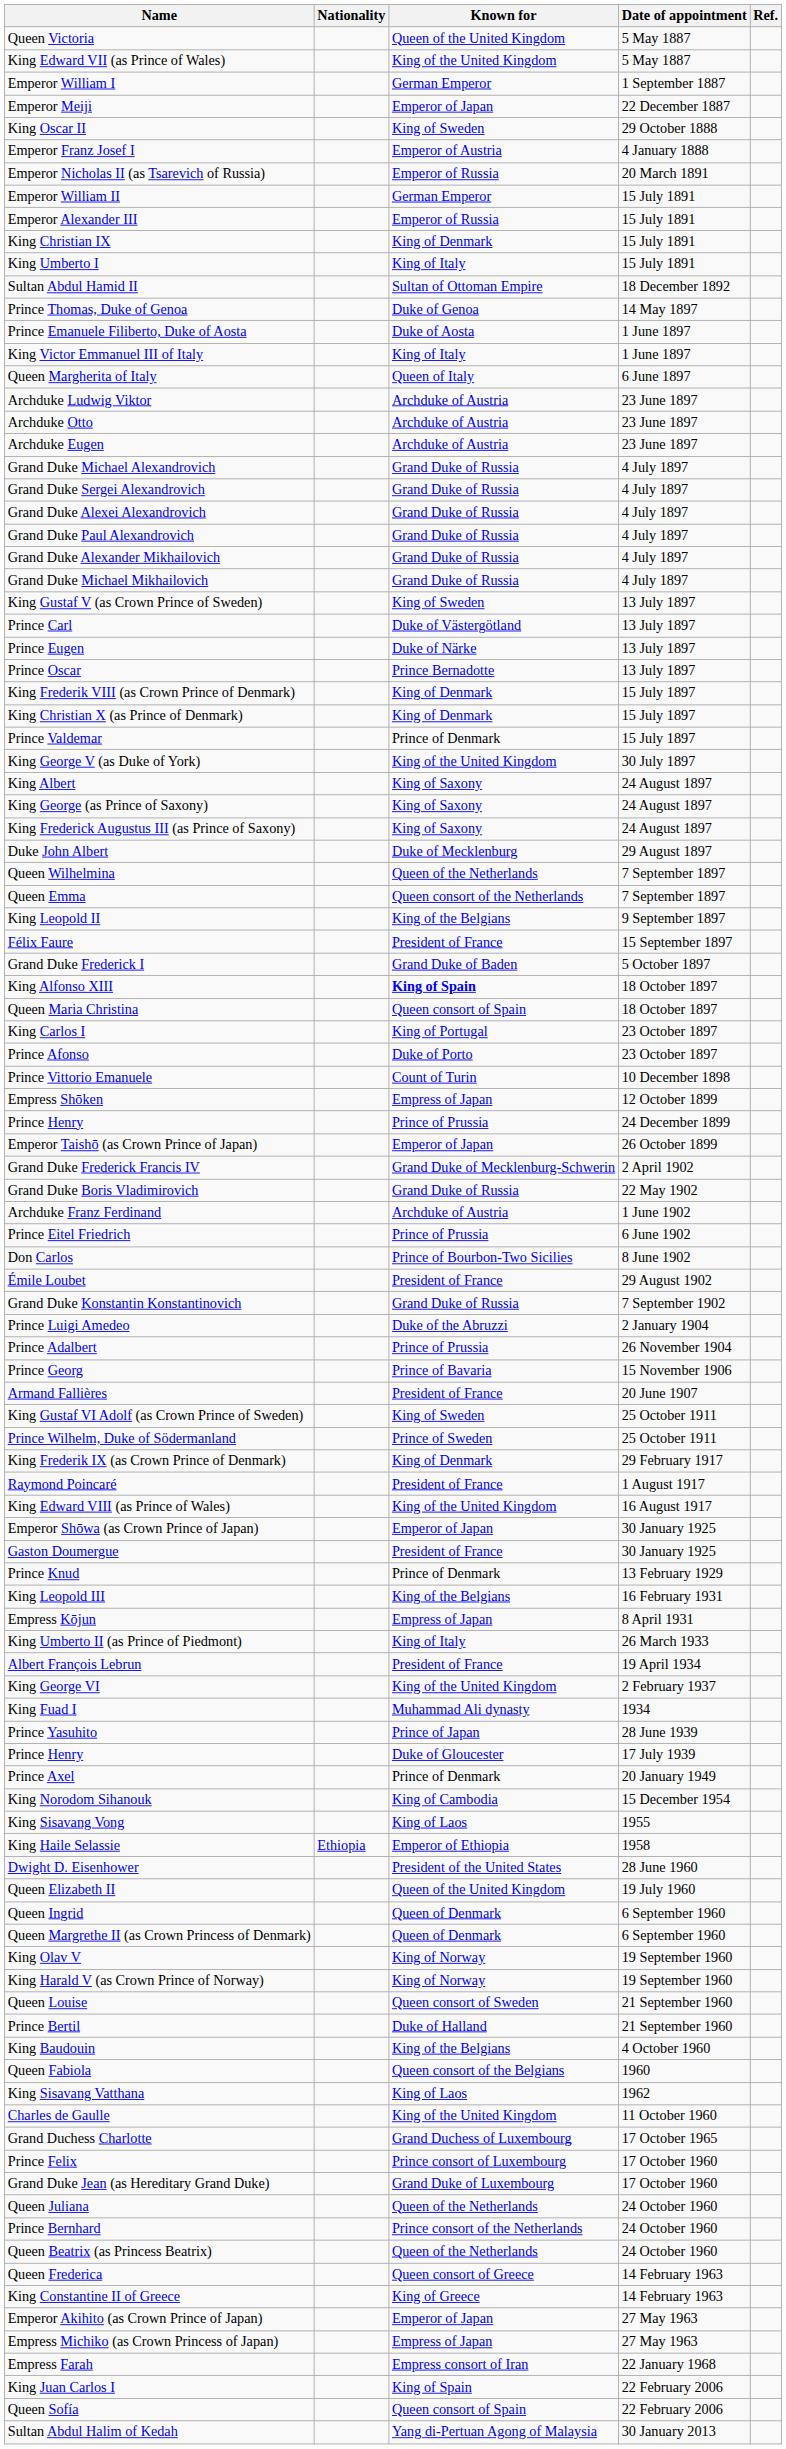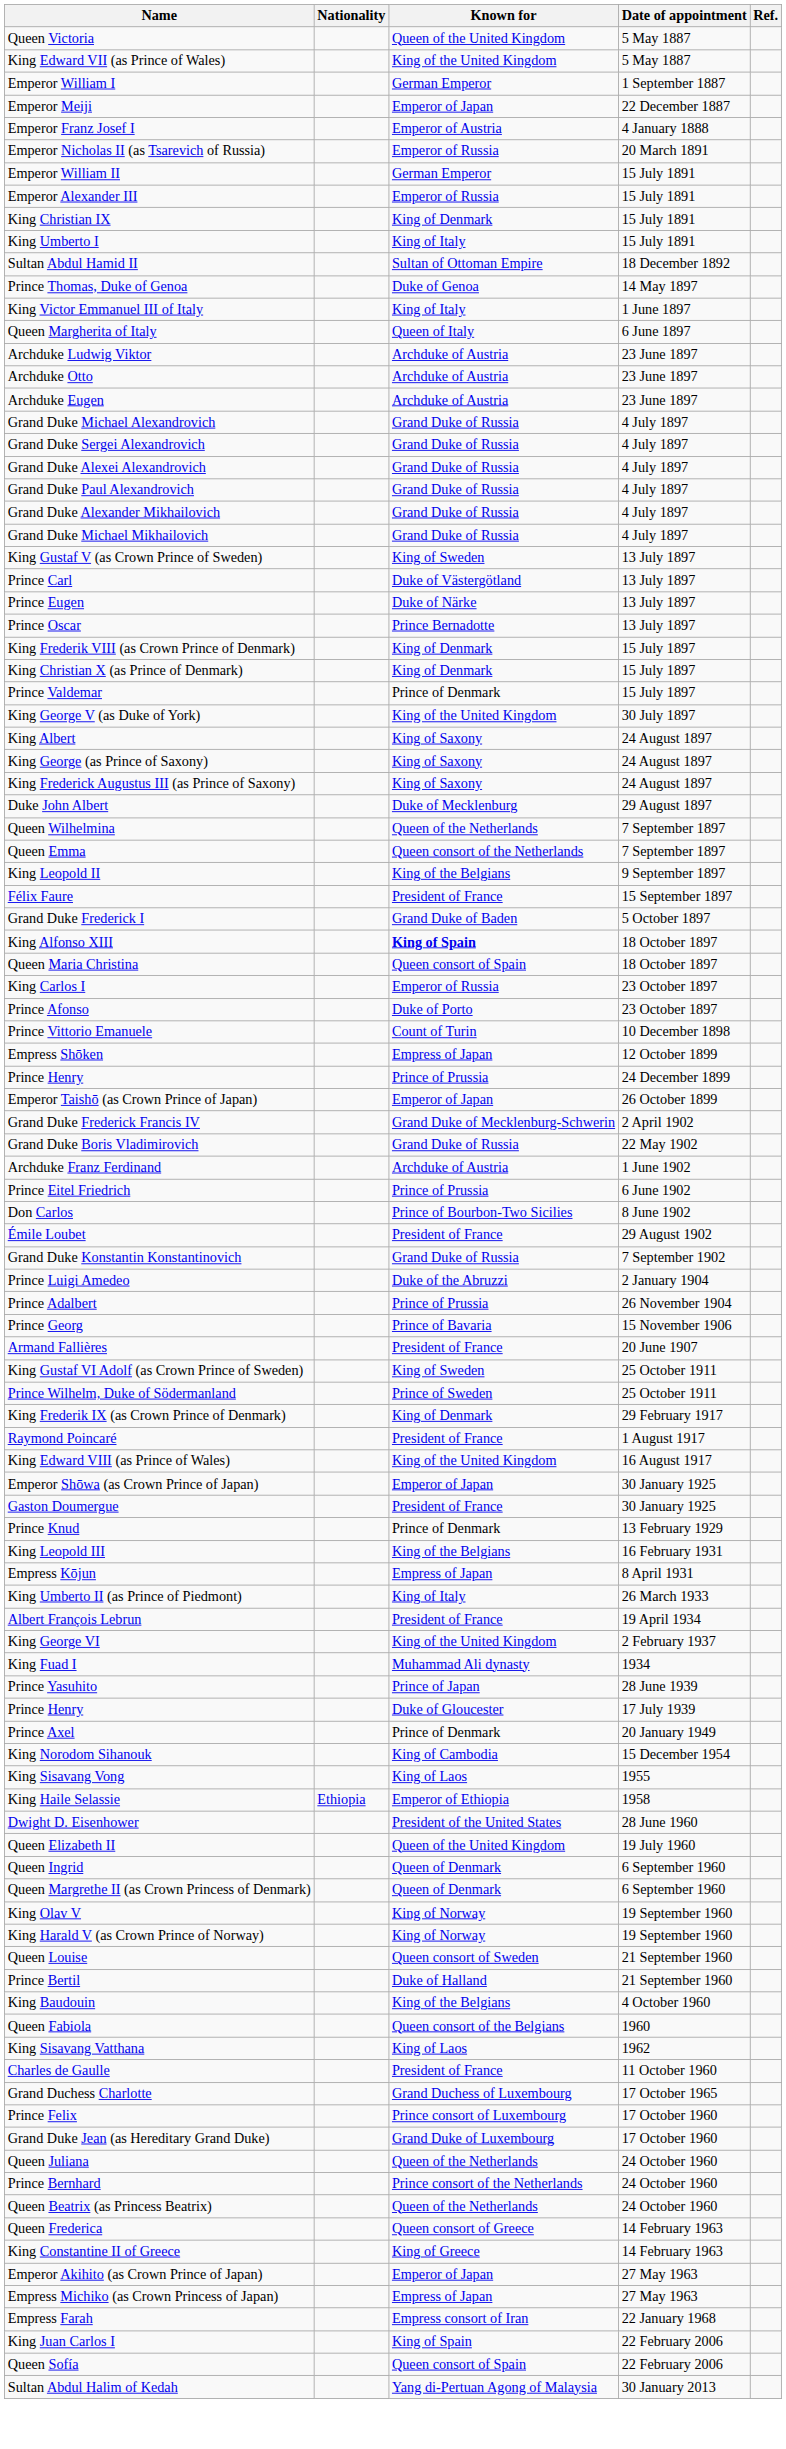- row: (47, 128)
- row: (127, 331)
(440, 1032) King of Portugal -> (445, 986) Emperor of Russia
(474, 2116) King of the United Kingdom -> (447, 2070) President of France
